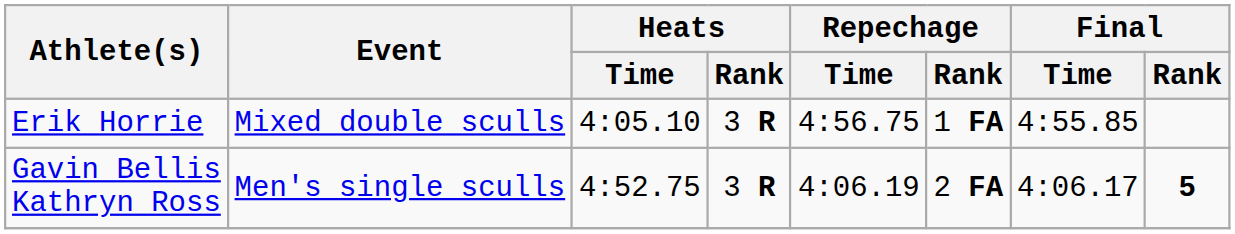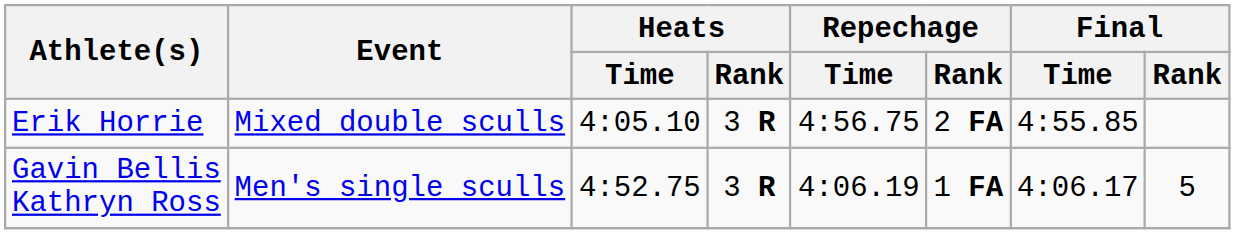(968, 123) 1 FA -> (968, 123) 2 FA
(968, 187) 2 FA -> (968, 187) 1 FA
(1187, 187) bold -> (1187, 187) normal
